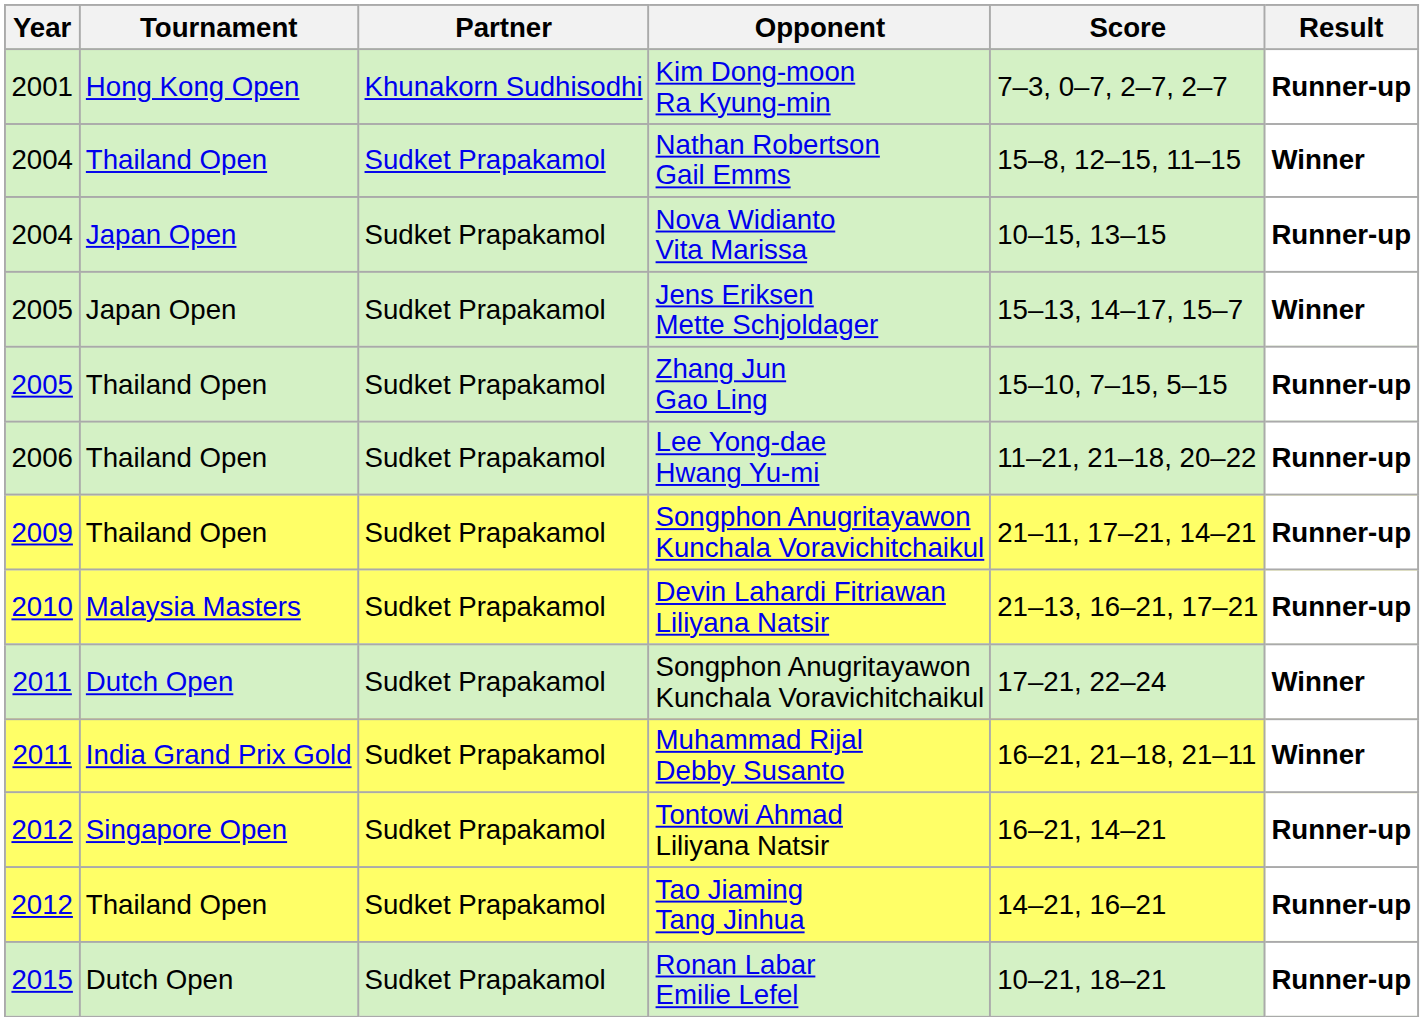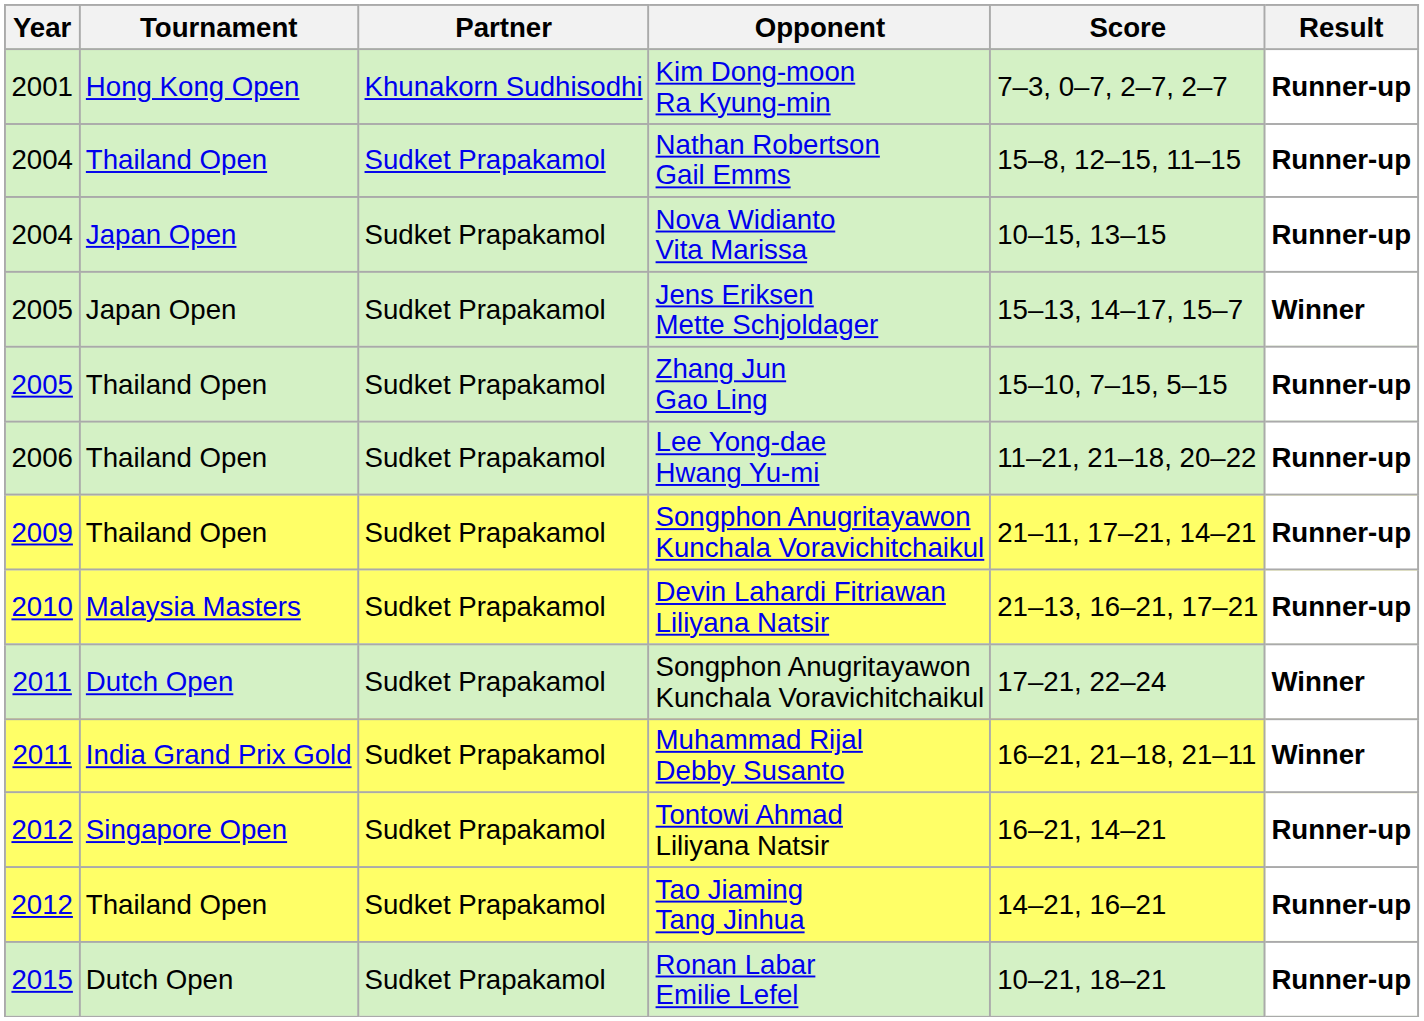(1318, 161) Winner -> (1341, 161) Runner-up
